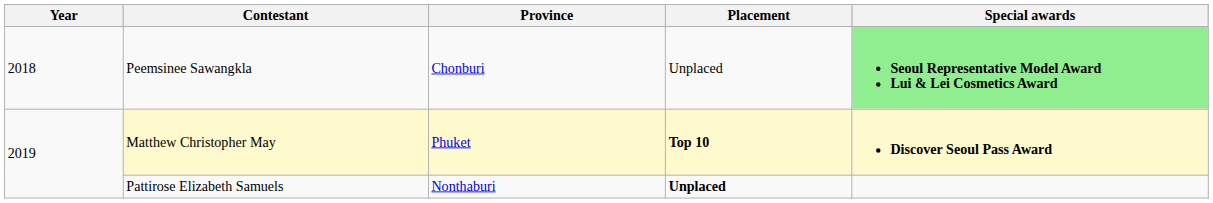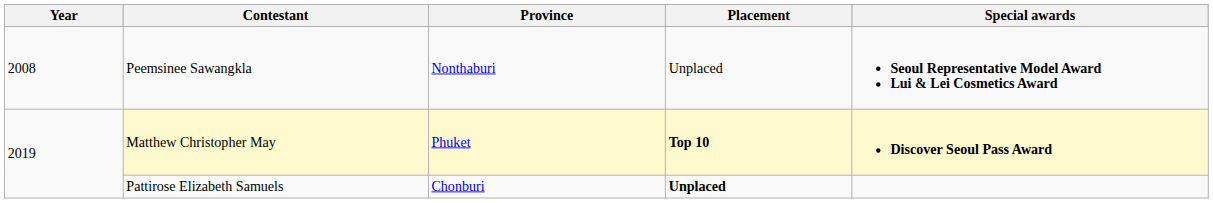(22, 67) 2018 -> (22, 67) 2008
(458, 67) Chonburi -> (463, 67) Nonthaburi
(1030, 76) lightgreen background -> (1030, 76) no background
(463, 186) Nonthaburi -> (458, 186) Chonburi
